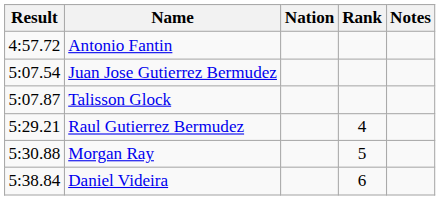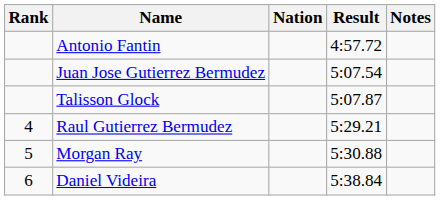columns swapped: (362, 18) <-> (34, 18)
